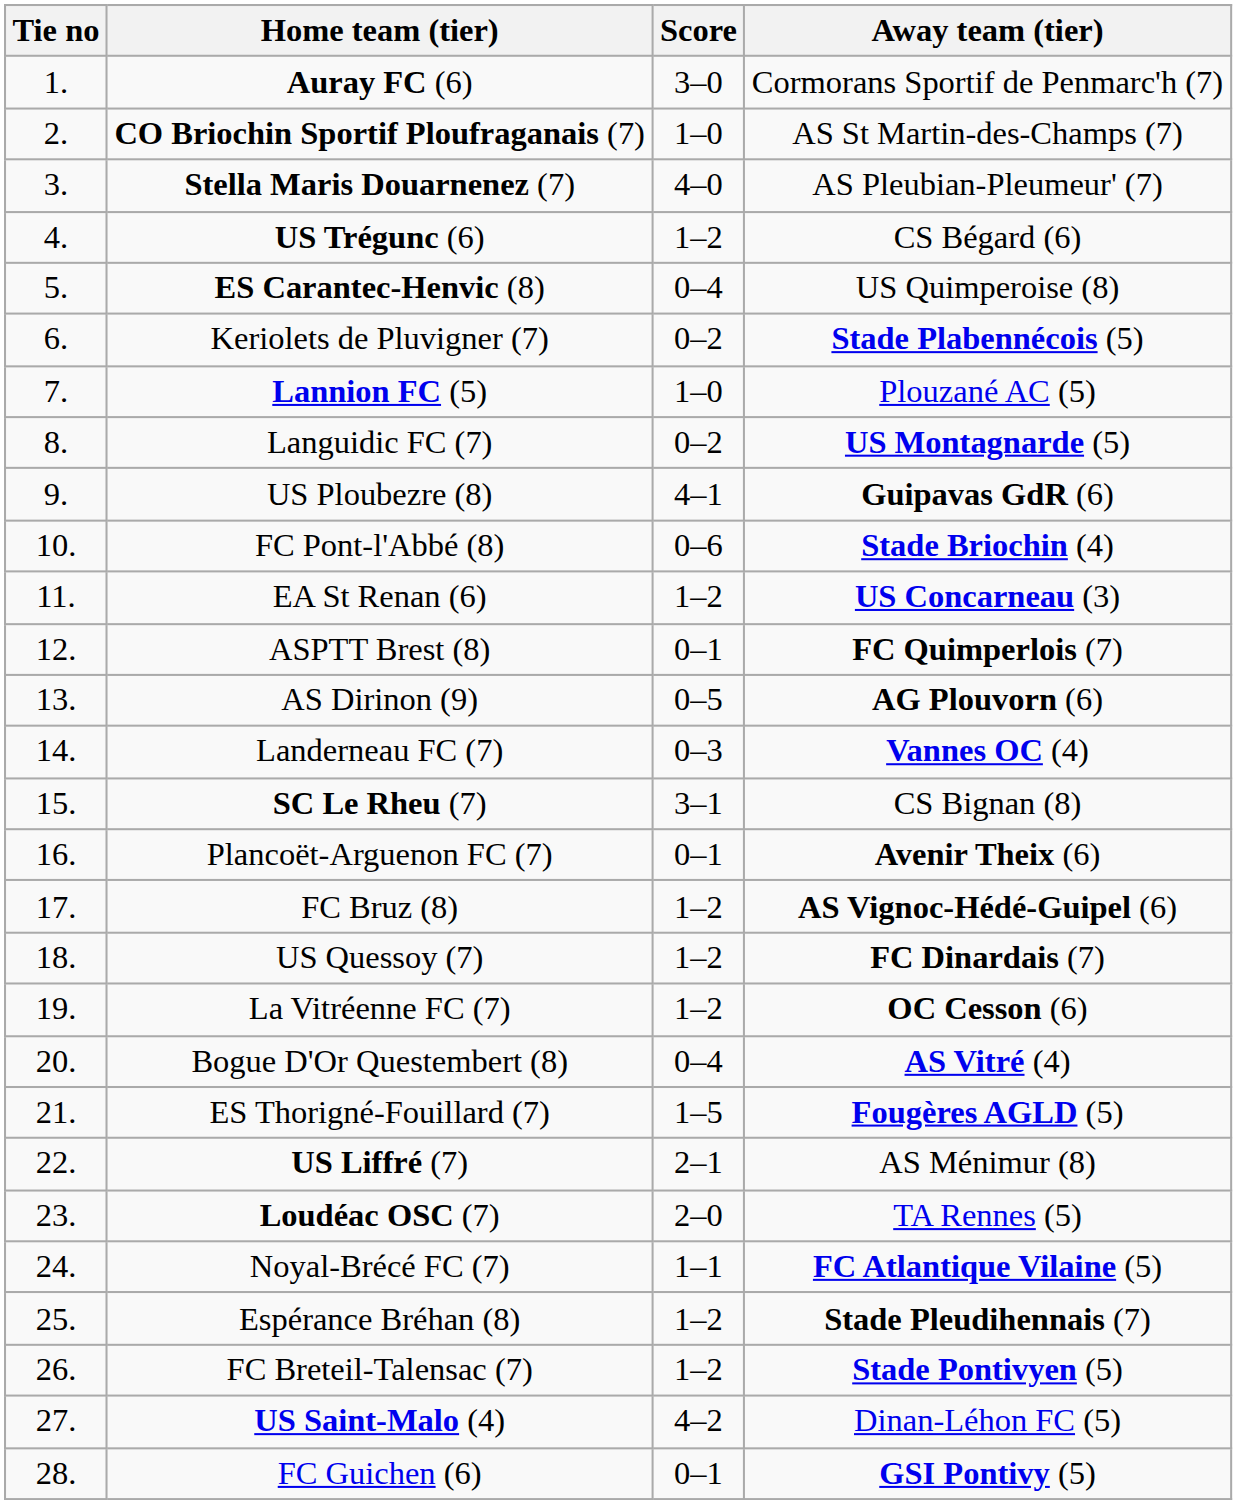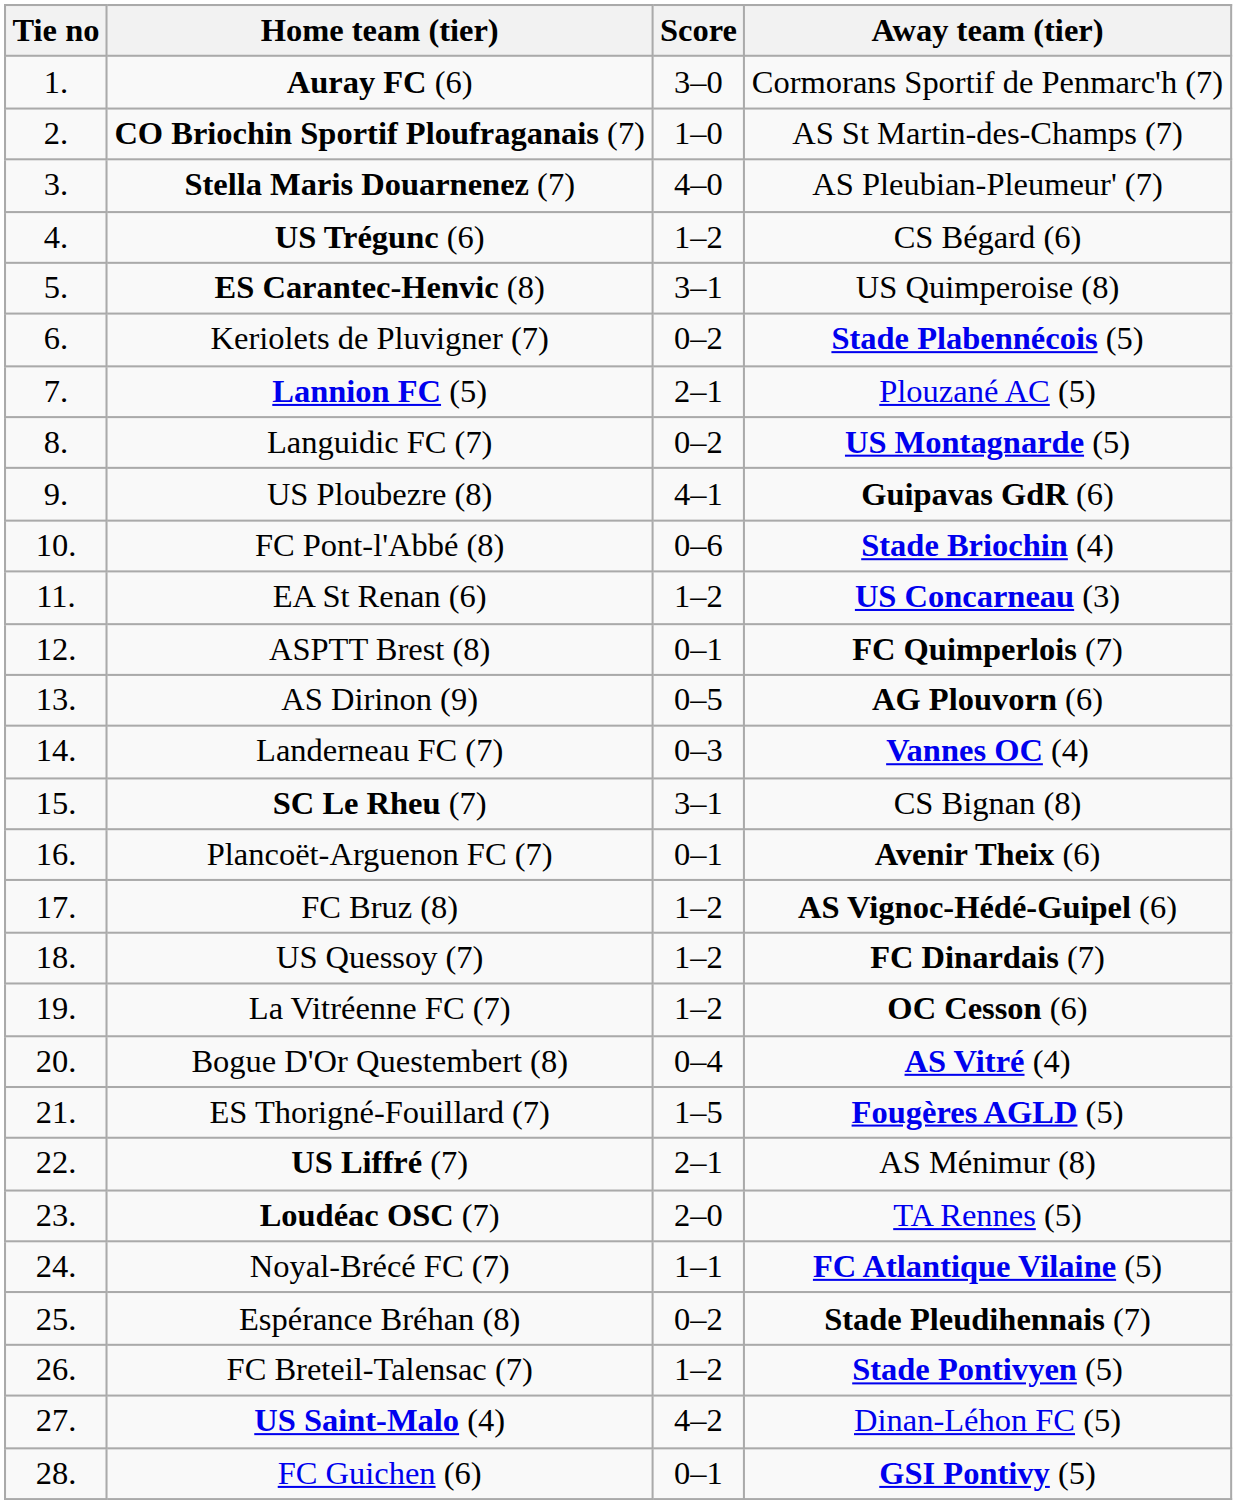(698, 287) 0–4 -> (698, 287) 3–1
(698, 390) 1–0 -> (698, 390) 2–1
(698, 1318) 1–2 -> (698, 1318) 0–2
